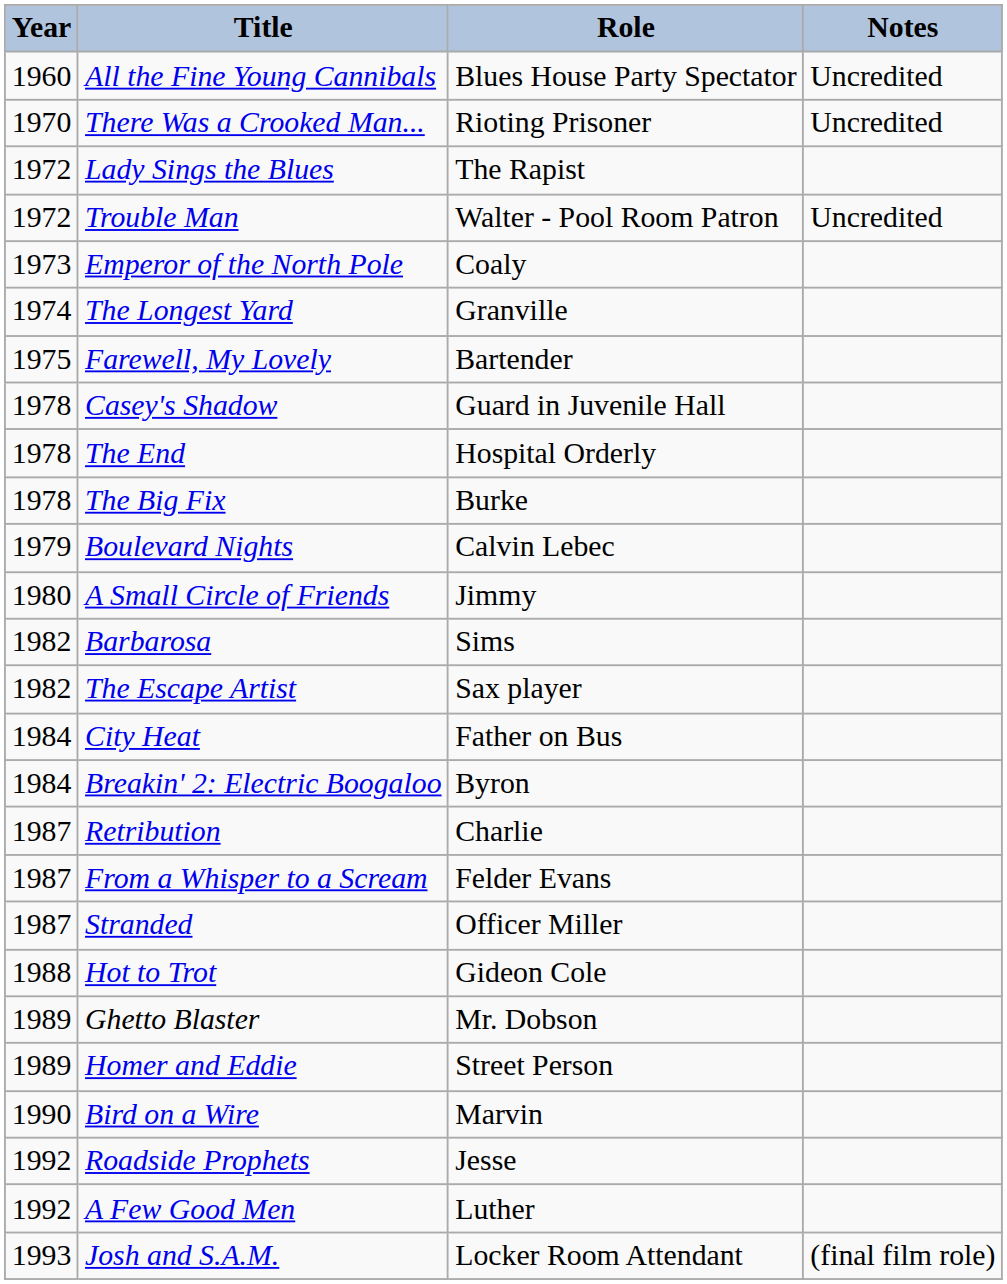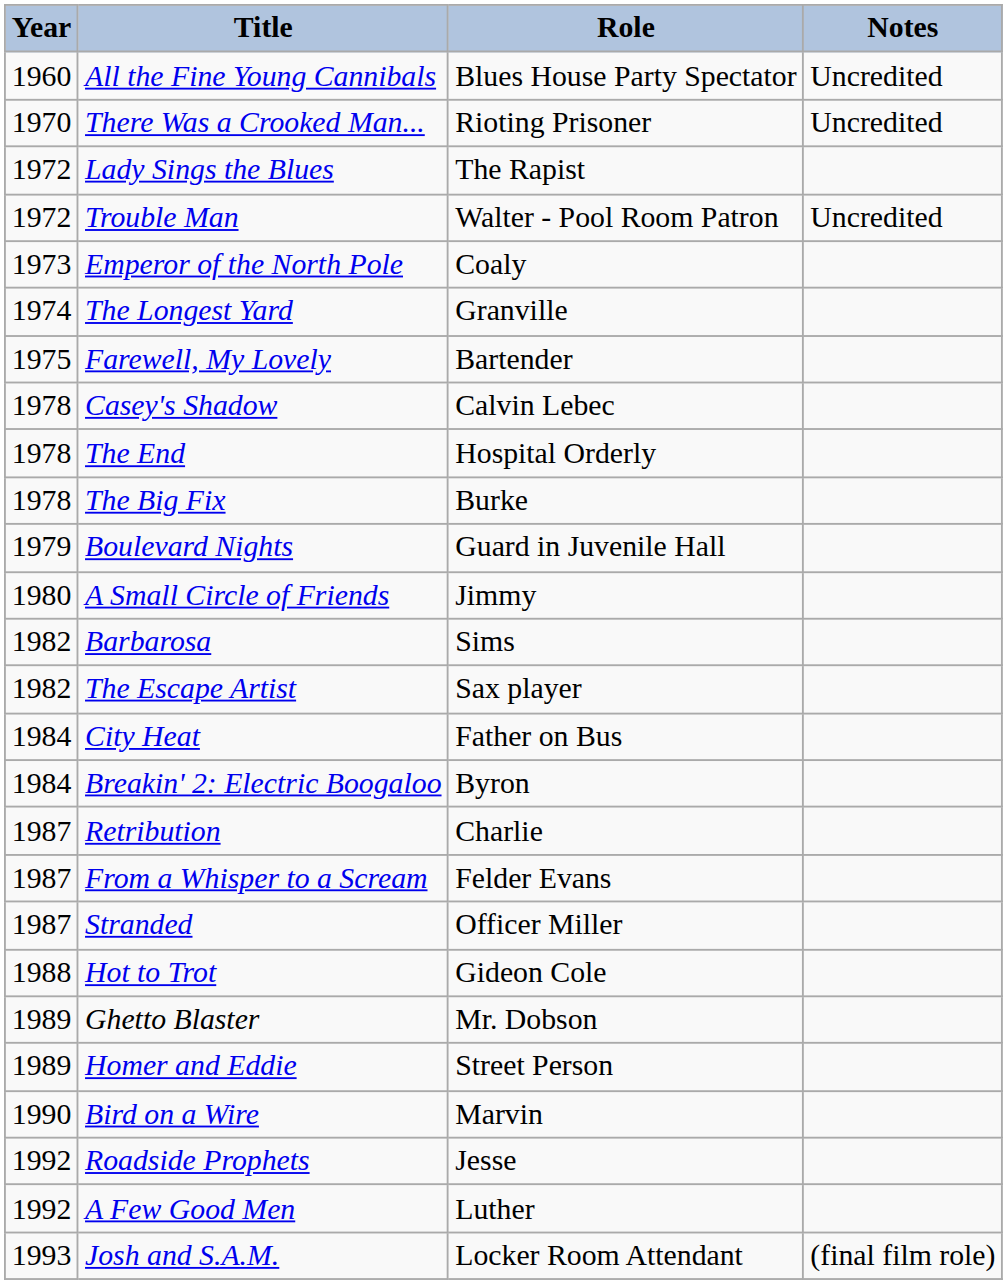(590, 405) Guard in Juvenile Hall -> (535, 405) Calvin Lebec
(535, 547) Calvin Lebec -> (590, 547) Guard in Juvenile Hall
